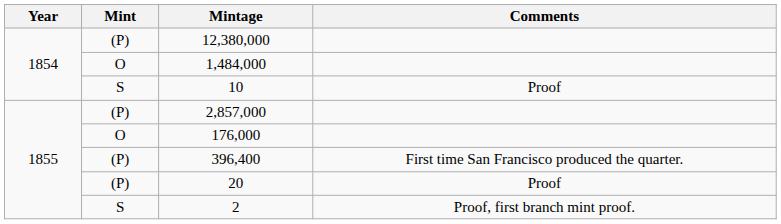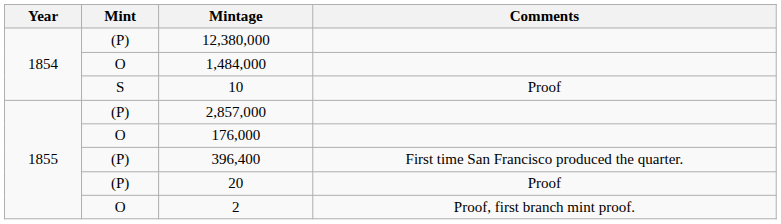(120, 207) S -> (120, 207) O
